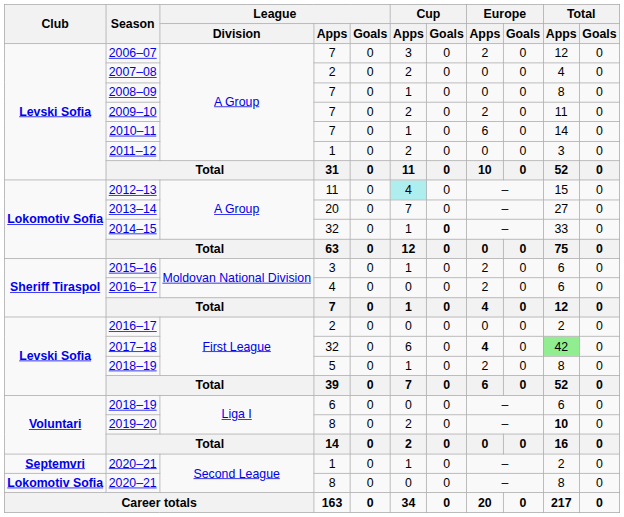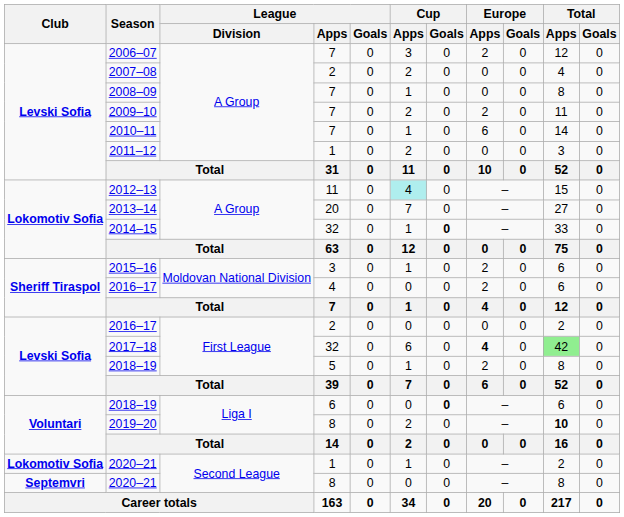(447, 405) normal -> (447, 405) bold
(55, 463) Septemvri -> (55, 463) Lokomotiv Sofia
(55, 483) Lokomotiv Sofia -> (55, 483) Septemvri
